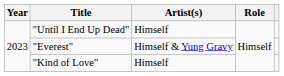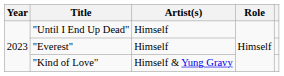(183, 46) Himself & Yung Gravy -> (151, 46) Himself
(151, 63) Himself -> (183, 63) Himself & Yung Gravy
